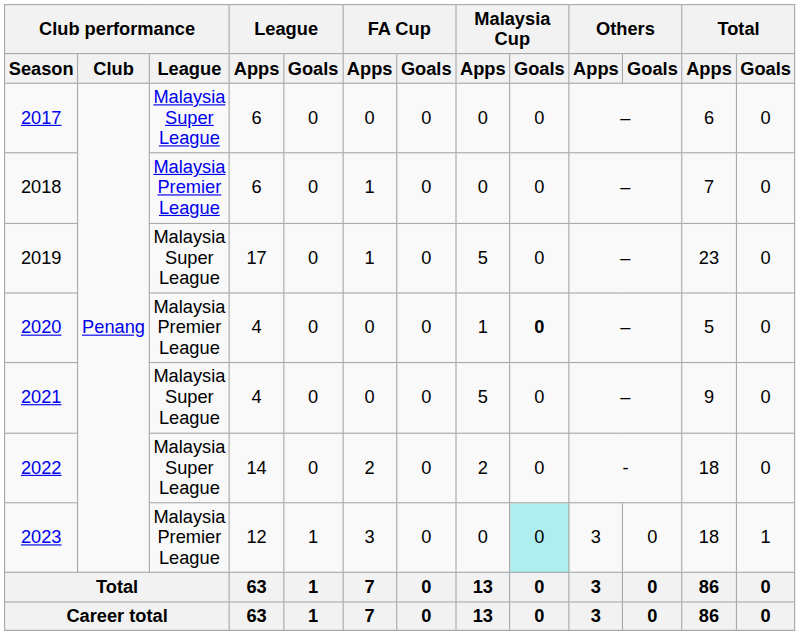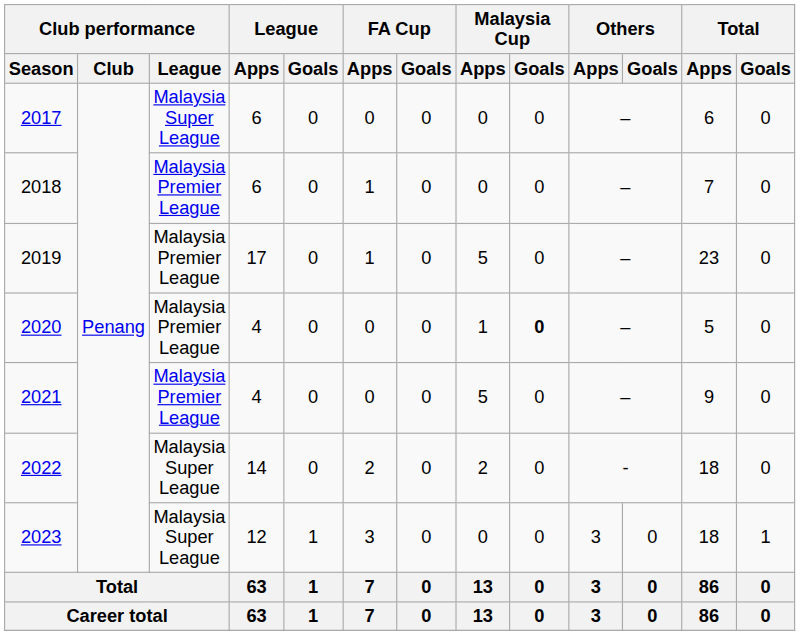(189, 257) Malaysia Super League -> (189, 257) Malaysia Premier League
(189, 397) Malaysia Super League -> (189, 397) Malaysia Premier League
(189, 537) Malaysia Premier League -> (189, 537) Malaysia Super League
(539, 537) paleturquoise background -> (539, 537) no background
